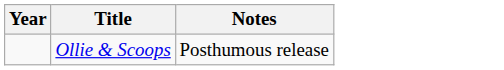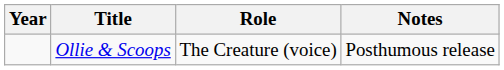+ column: (258, 19)
